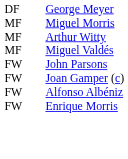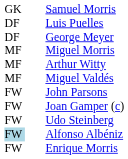+ row: (81, 9)
+ row: (74, 22)
+ row: (80, 120)
(13, 92) no background -> (13, 134) lightblue background
